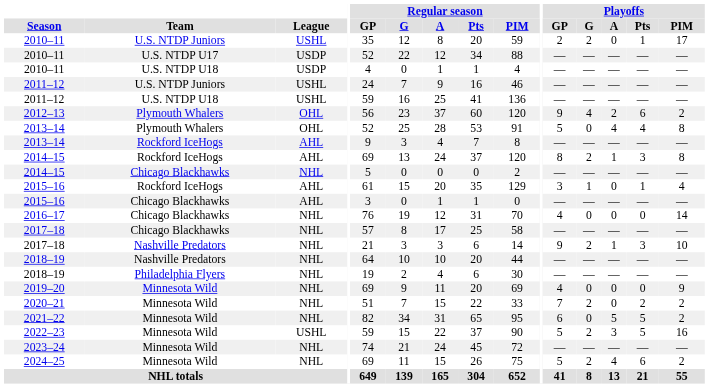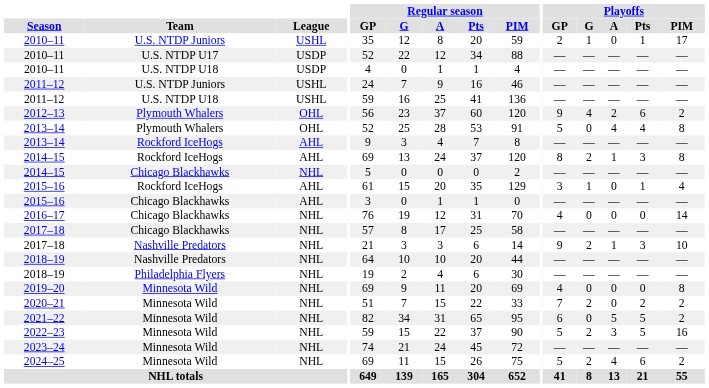(589, 40) 2 -> (589, 40) 1
(682, 288) 9 -> (682, 288) 8
(311, 332) USHL -> (311, 332) NHL
